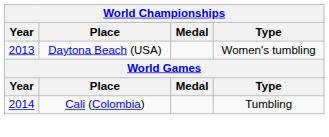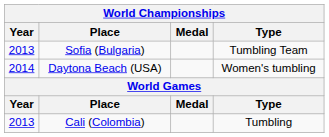+ row: (105, 50)
(22, 50) 2013 -> (22, 68) 2014
(22, 104) 2014 -> (22, 123) 2013
